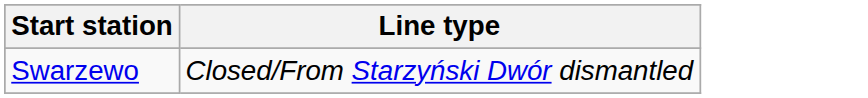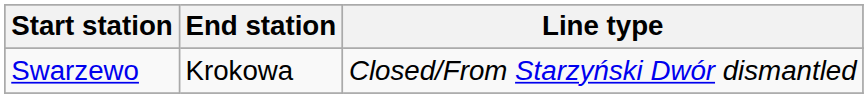+ column: (261, 26)
